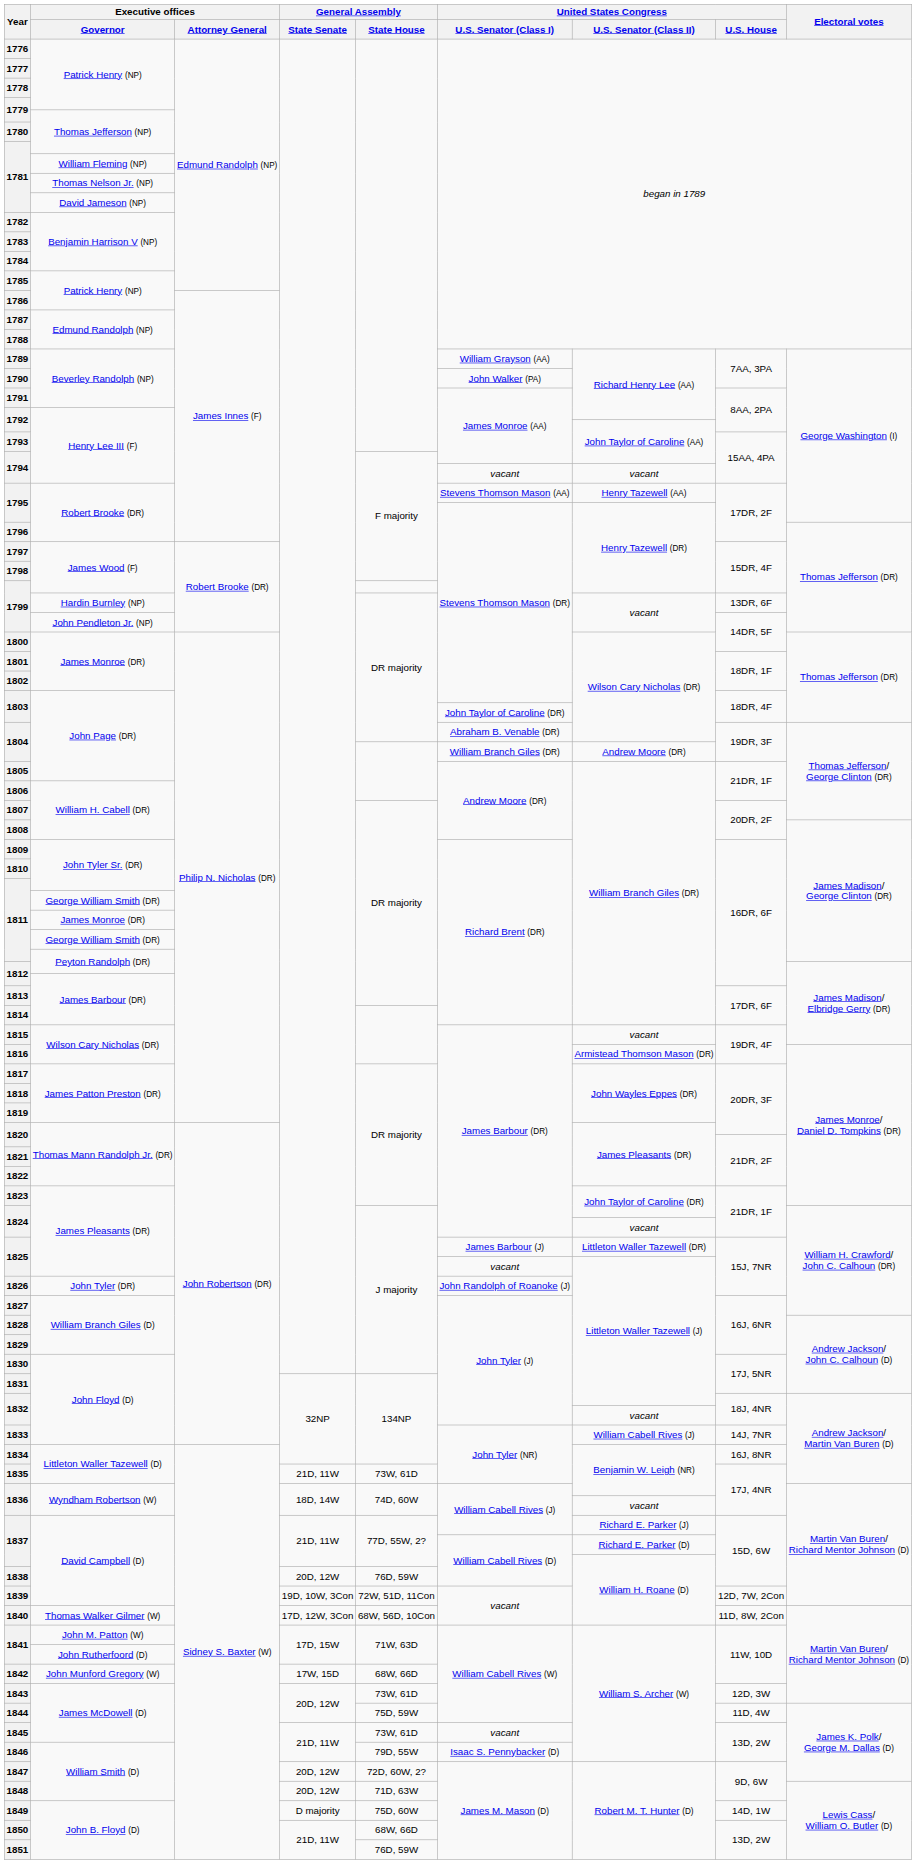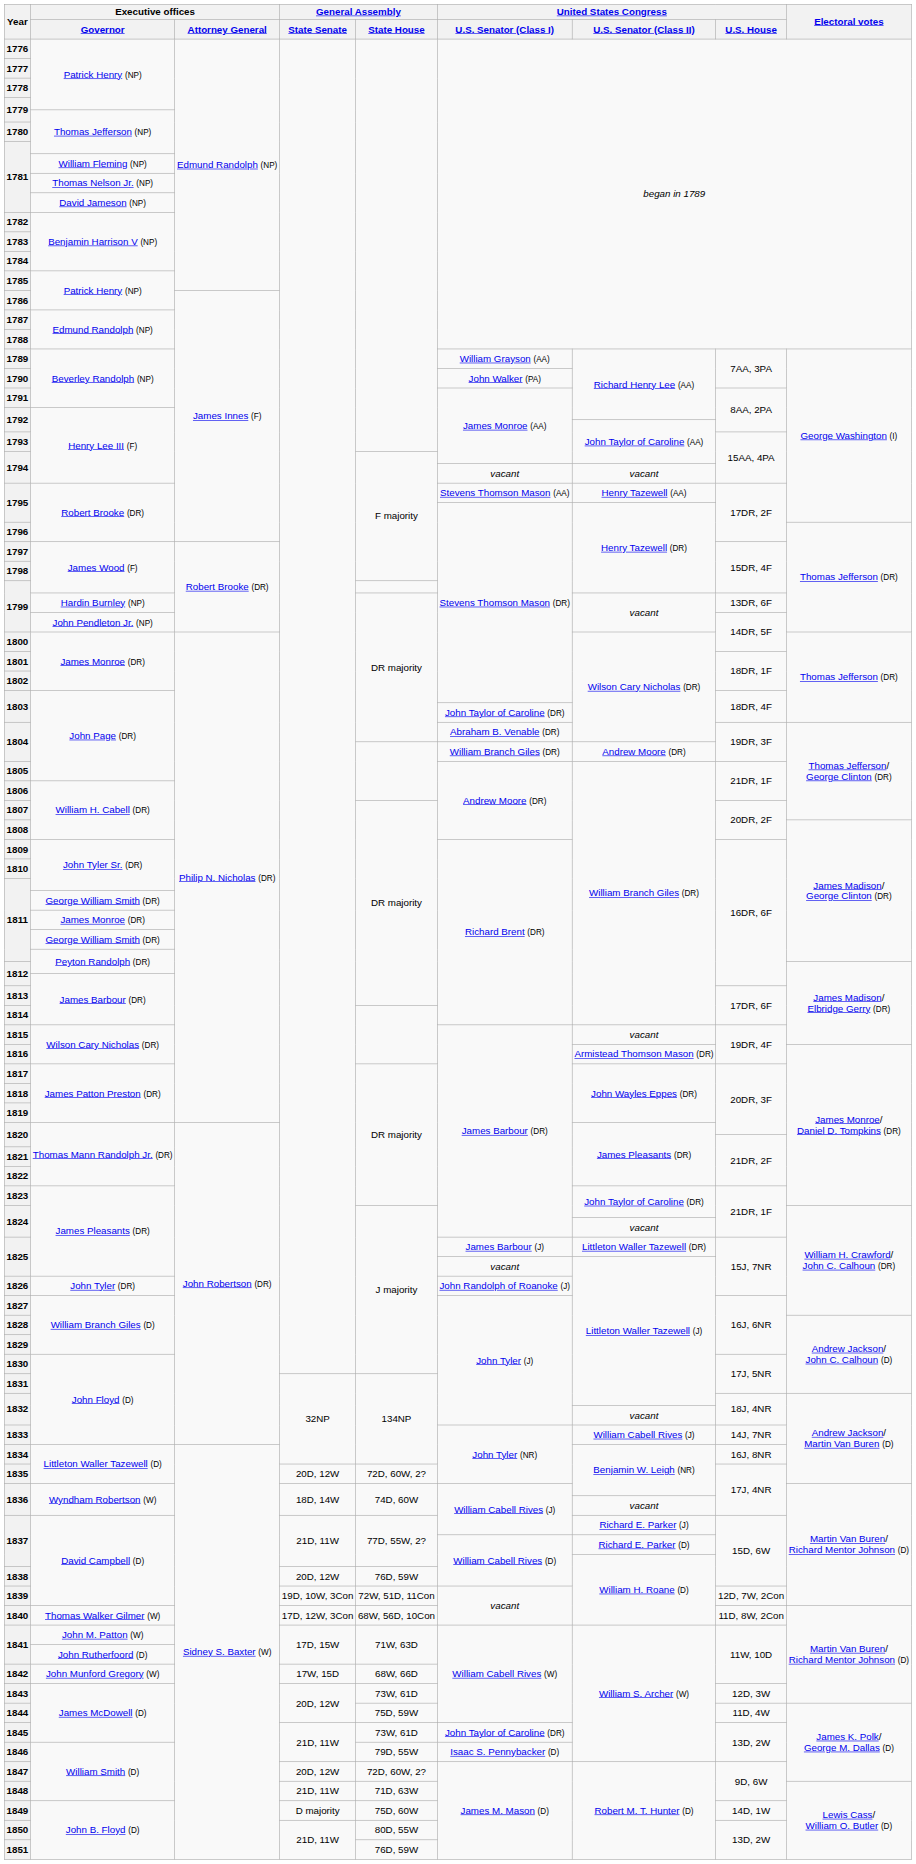(318, 1474) 21D, 11W -> (318, 1474) 20D, 12W
(396, 1474) 73W, 61D -> (396, 1474) 72D, 60W, 2?
(505, 1732) vacant -> (505, 1732) John Taylor of Caroline (DR)
(318, 1791) 20D, 12W -> (318, 1791) 21D, 11W
(396, 1830) 68W, 66D -> (396, 1830) 80D, 55W
